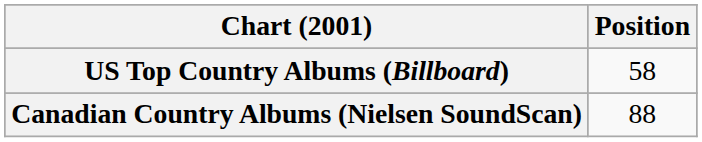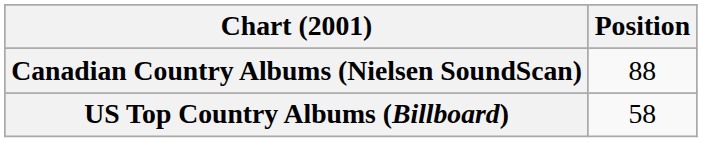rows swapped: (297, 114) <-> (297, 70)
